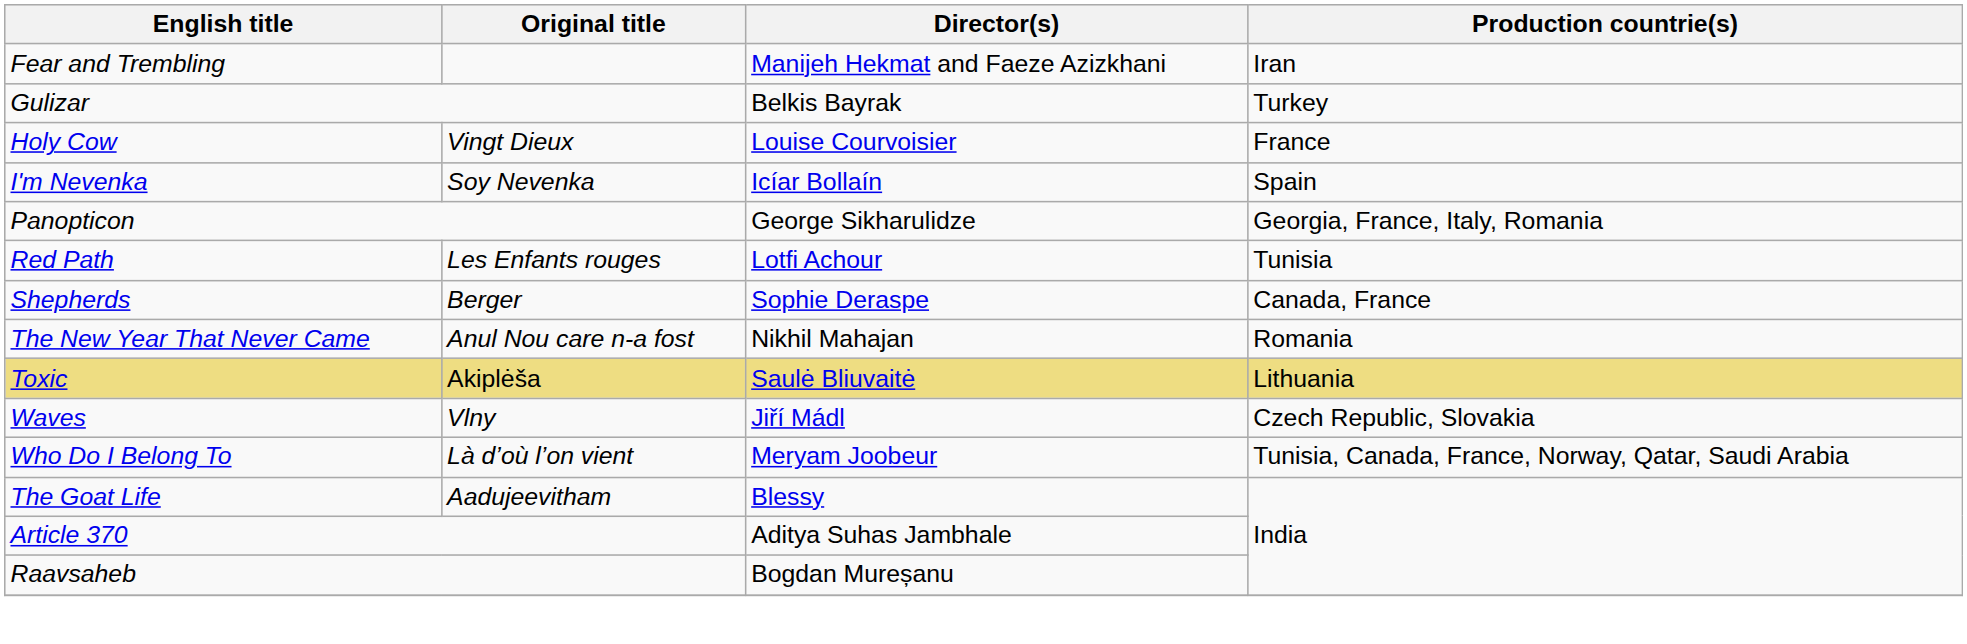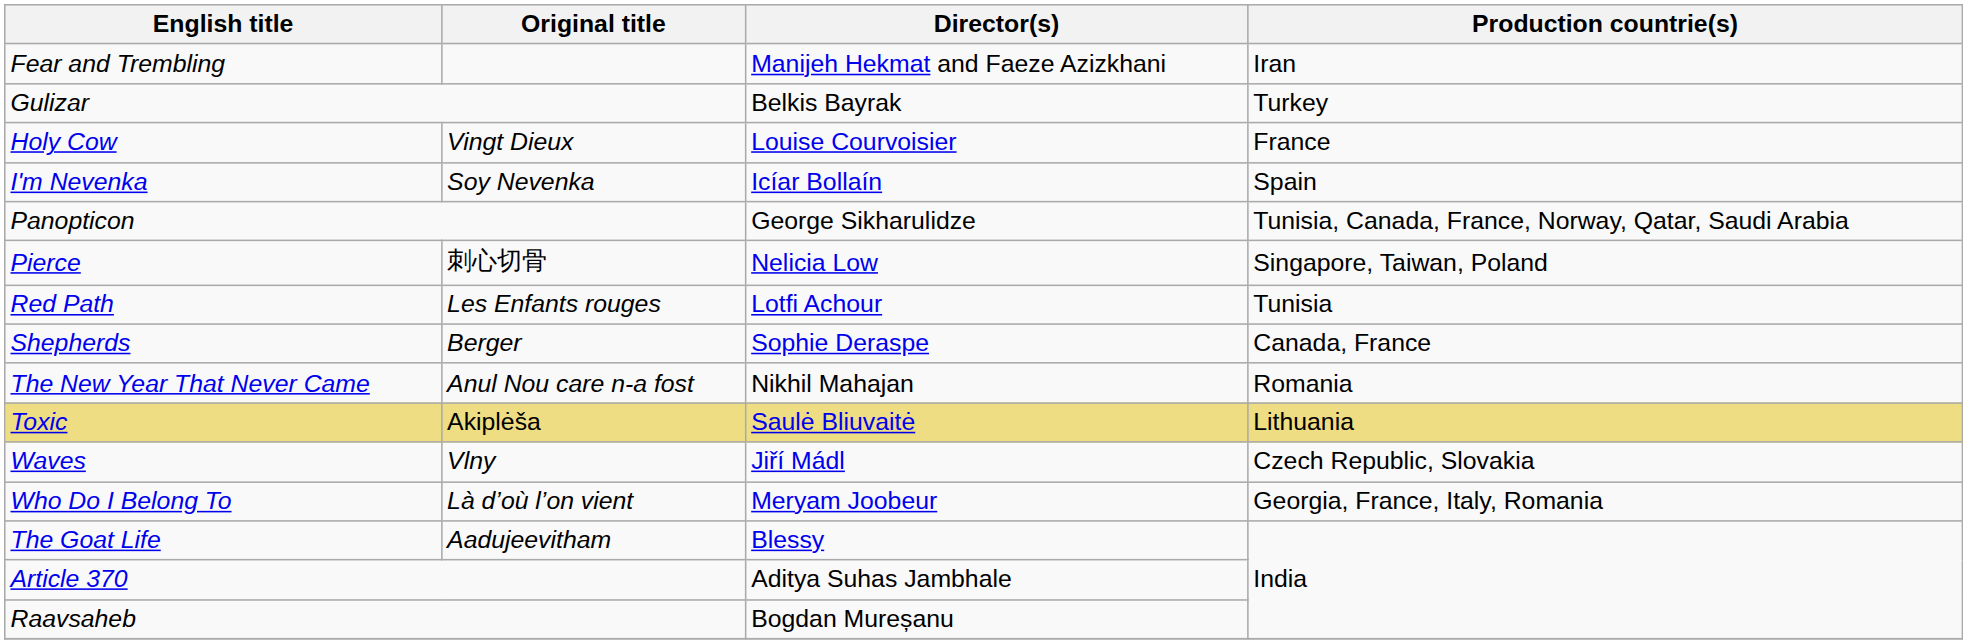(1428, 220) Georgia, France, Italy, Romania -> (1551, 220) Tunisia, Canada, France, Norway, Qatar, Saudi Arabia
+ row: (46, 262)
(1551, 456) Tunisia, Canada, France, Norway, Qatar, Saudi Arabia -> (1428, 500) Georgia, France, Italy, Romania
